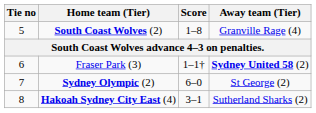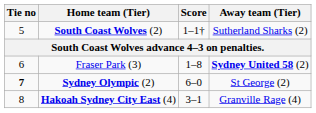(194, 30) 1–8 -> (194, 30) 1–1†
(260, 30) Granville Rage (4) -> (260, 30) Sutherland Sharks (2)
(194, 64) 1–1† -> (194, 64) 1–8
(21, 82) normal -> (21, 82) bold
(260, 99) Sutherland Sharks (2) -> (260, 99) Granville Rage (4)
